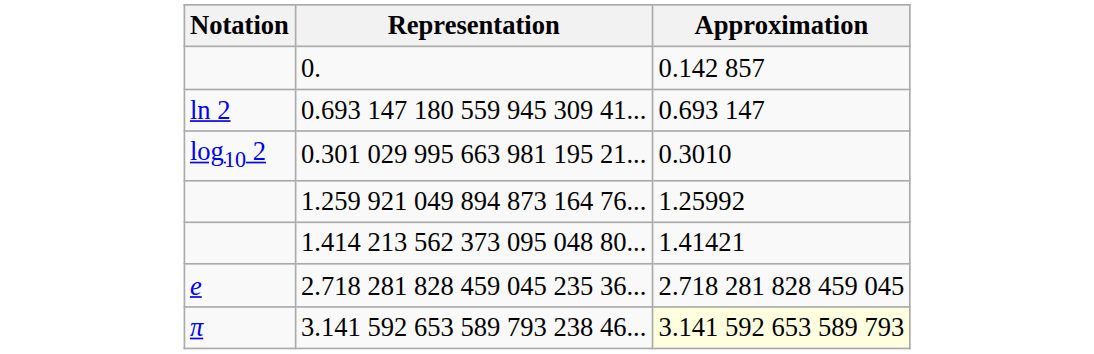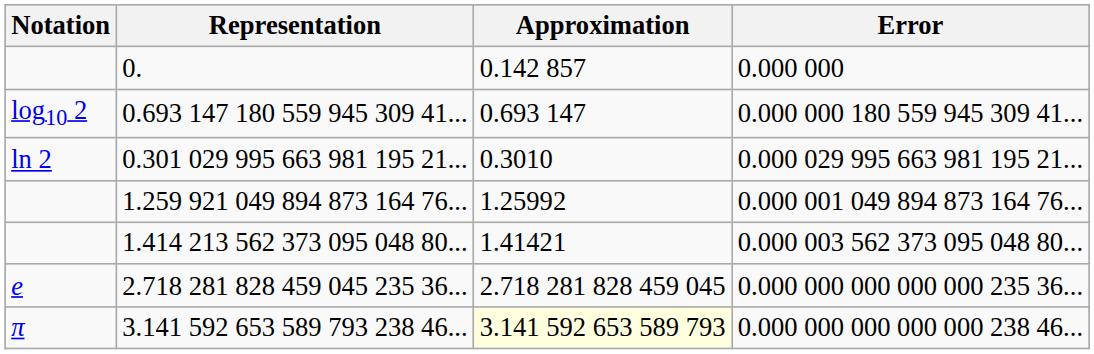+ column: (910, 25)
(210, 109) ln 2 -> (49, 113) log10 2
(228, 155) log10 2 -> (31, 158) ln 2
